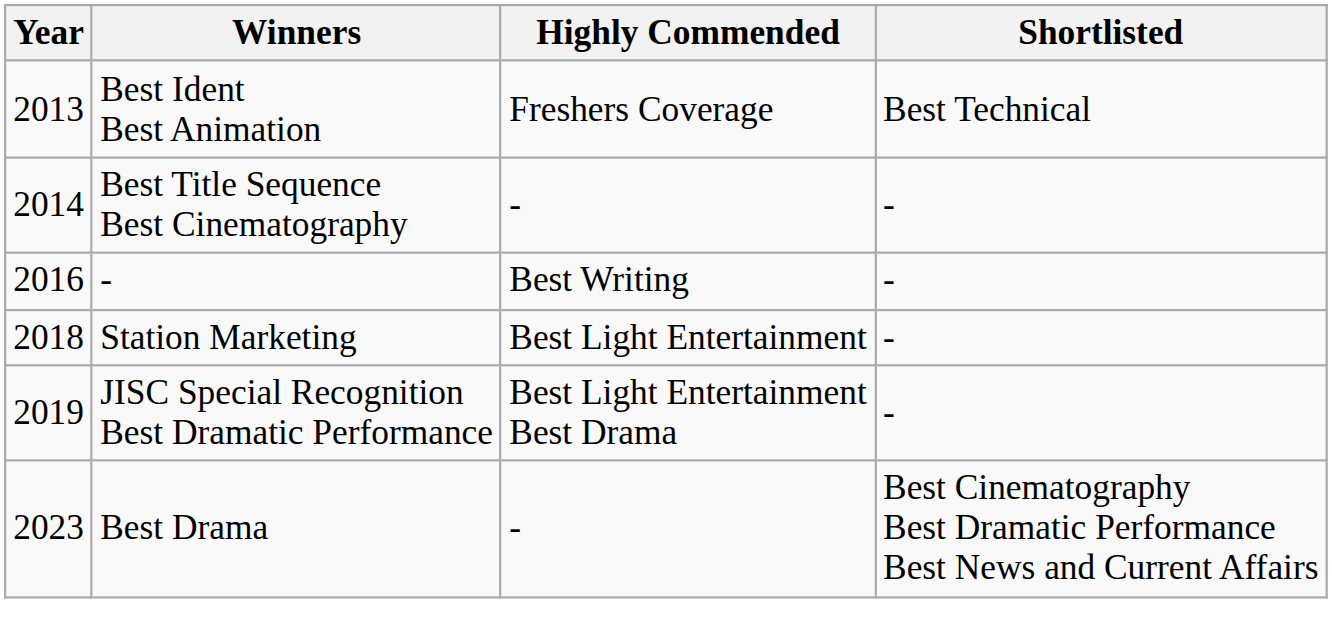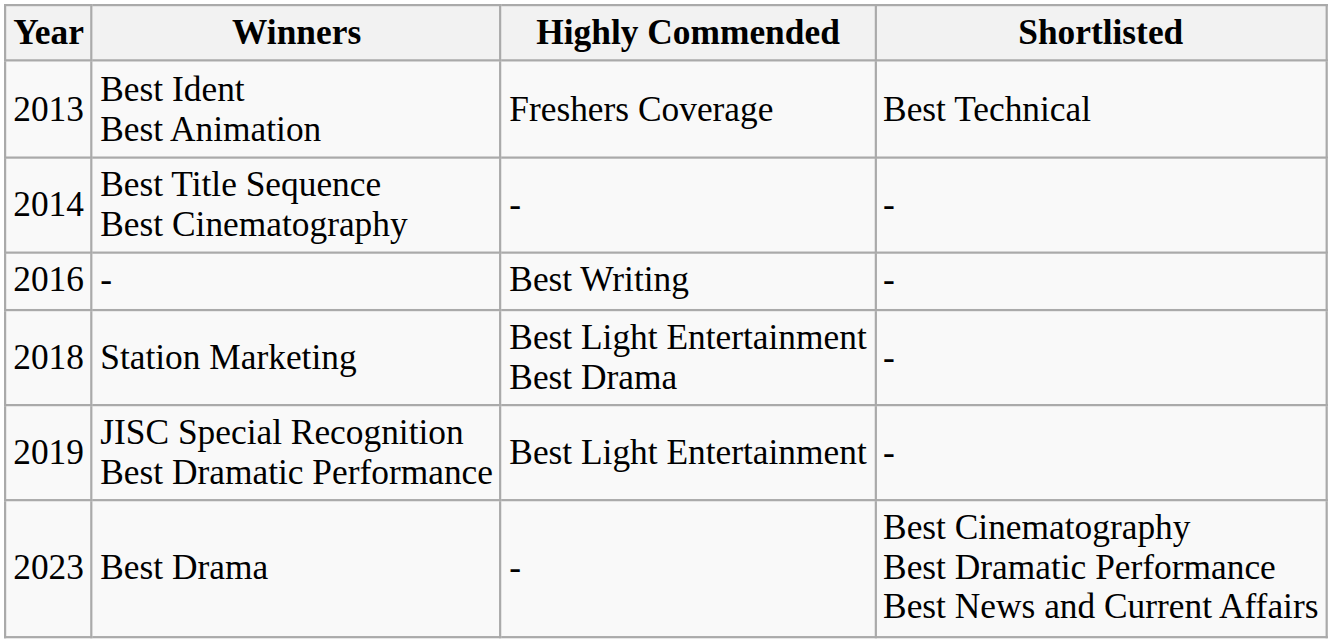(688, 336) Best Light Entertainment -> (688, 356) Best Light Entertainment Best Drama
(688, 412) Best Light Entertainment Best Drama -> (688, 452) Best Light Entertainment
